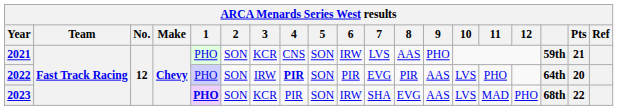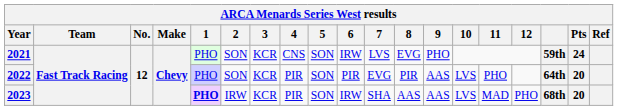(409, 54) AAS -> (409, 54) EVG
(579, 54) 21 -> (579, 54) 24
(265, 75) IRW -> (265, 75) KCR
(294, 75) bold -> (294, 75) normal
(236, 95) SON -> (236, 95) IRW
(409, 95) EVG -> (409, 95) AAS
(579, 95) 22 -> (579, 95) 20
